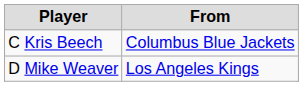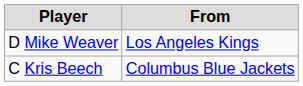rows swapped: (63, 68) <-> (55, 42)
